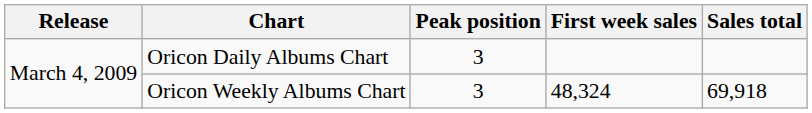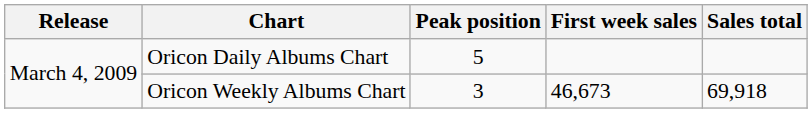(478, 56) 3 -> (478, 56) 5
(581, 90) 48,324 -> (581, 90) 46,673
